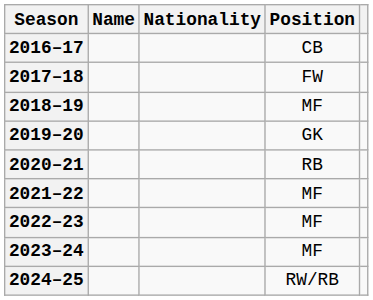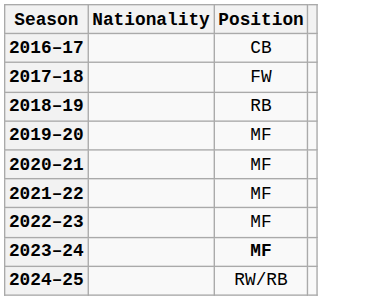- column: (114, 19)
(312, 106) MF -> (261, 106) RB
(312, 135) GK -> (261, 135) MF
(312, 164) RB -> (261, 164) MF
(312, 251) normal -> (261, 251) bold
